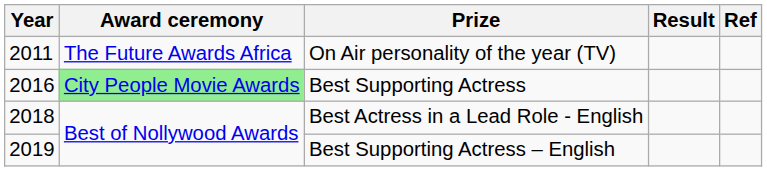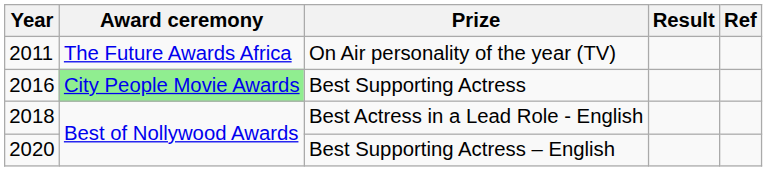(32, 149) 2019 -> (32, 149) 2020
